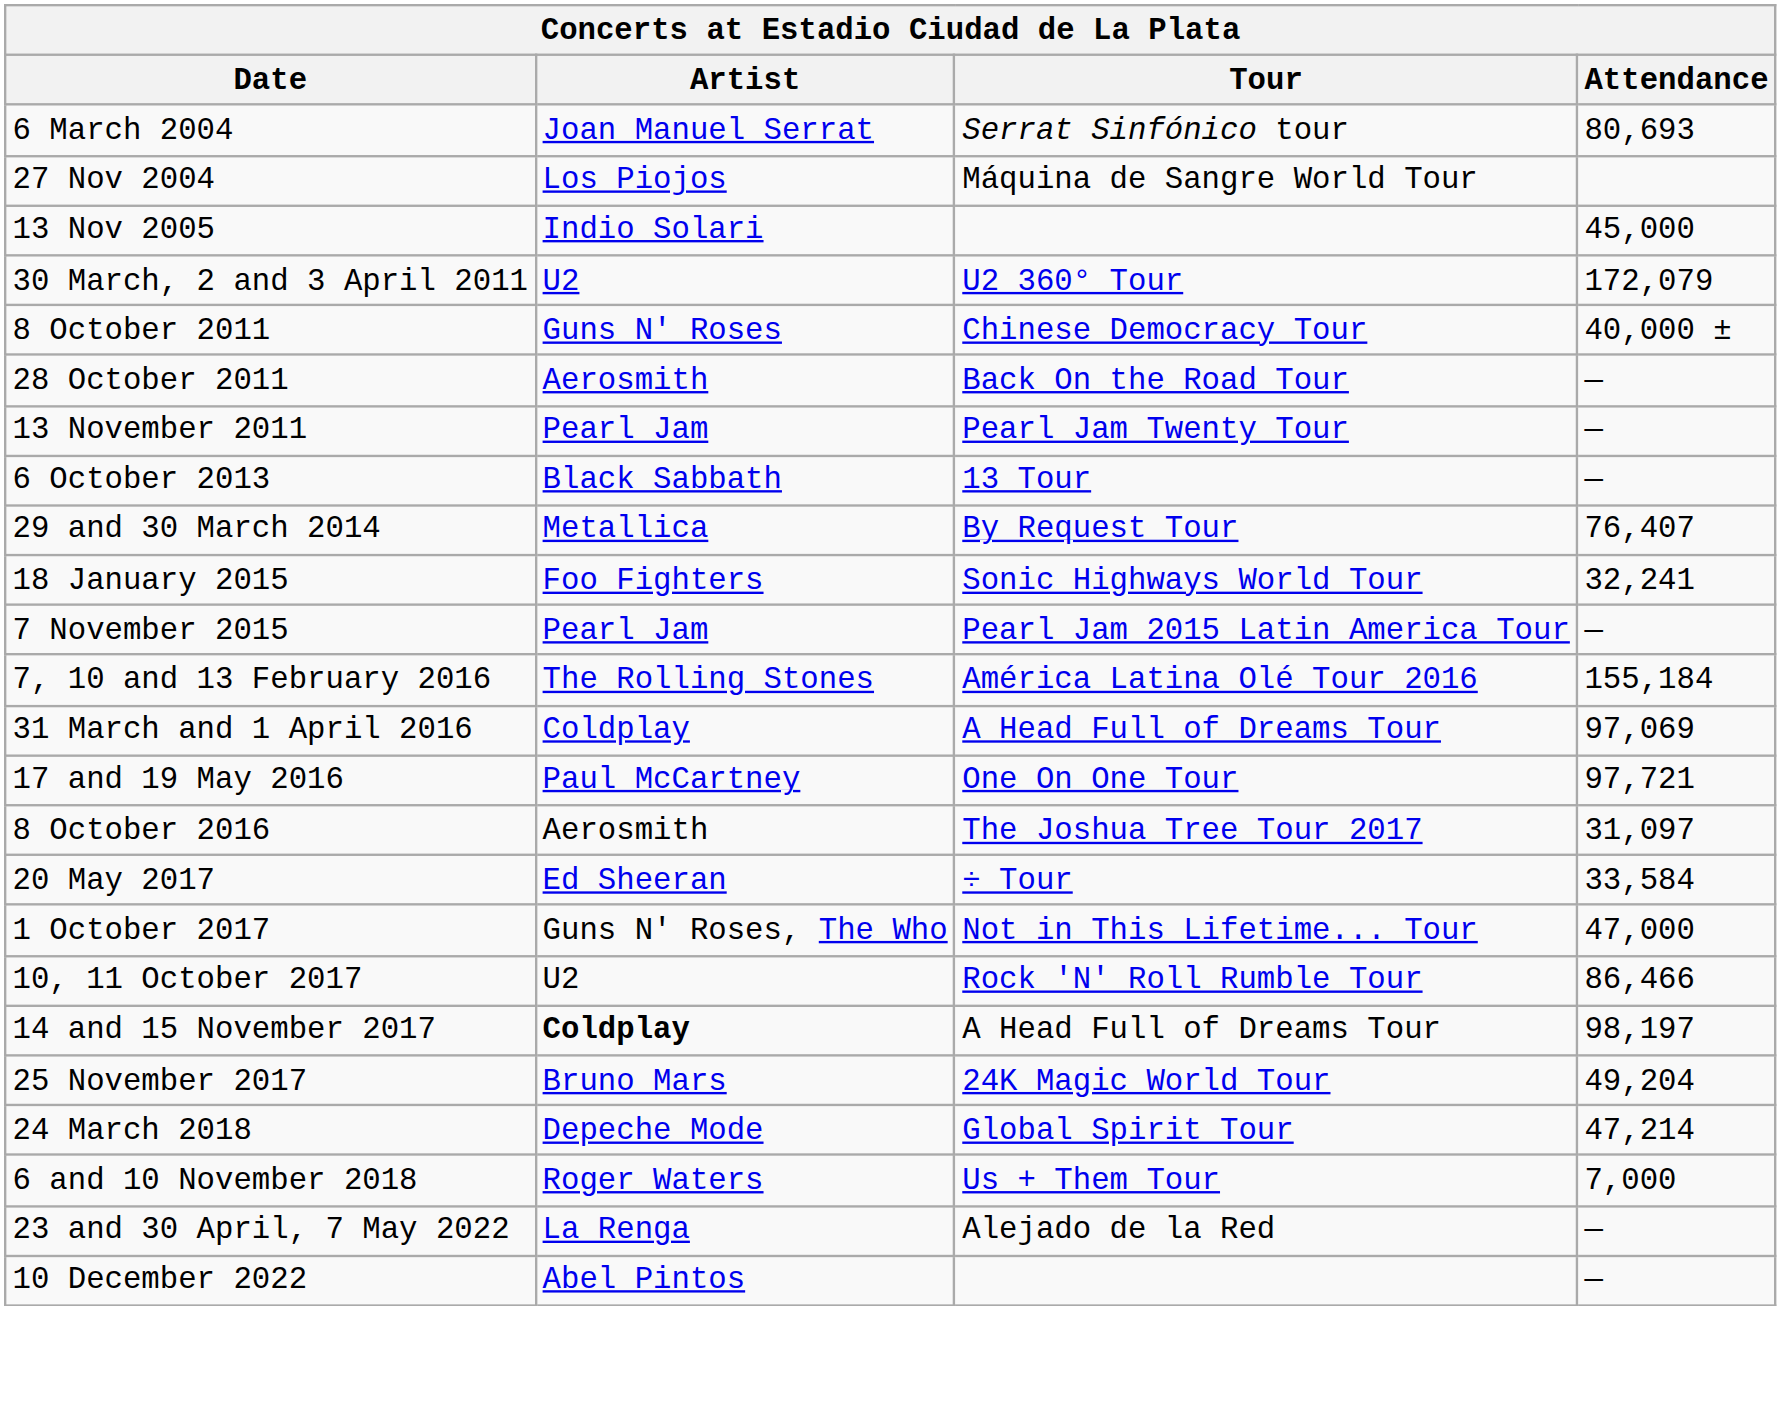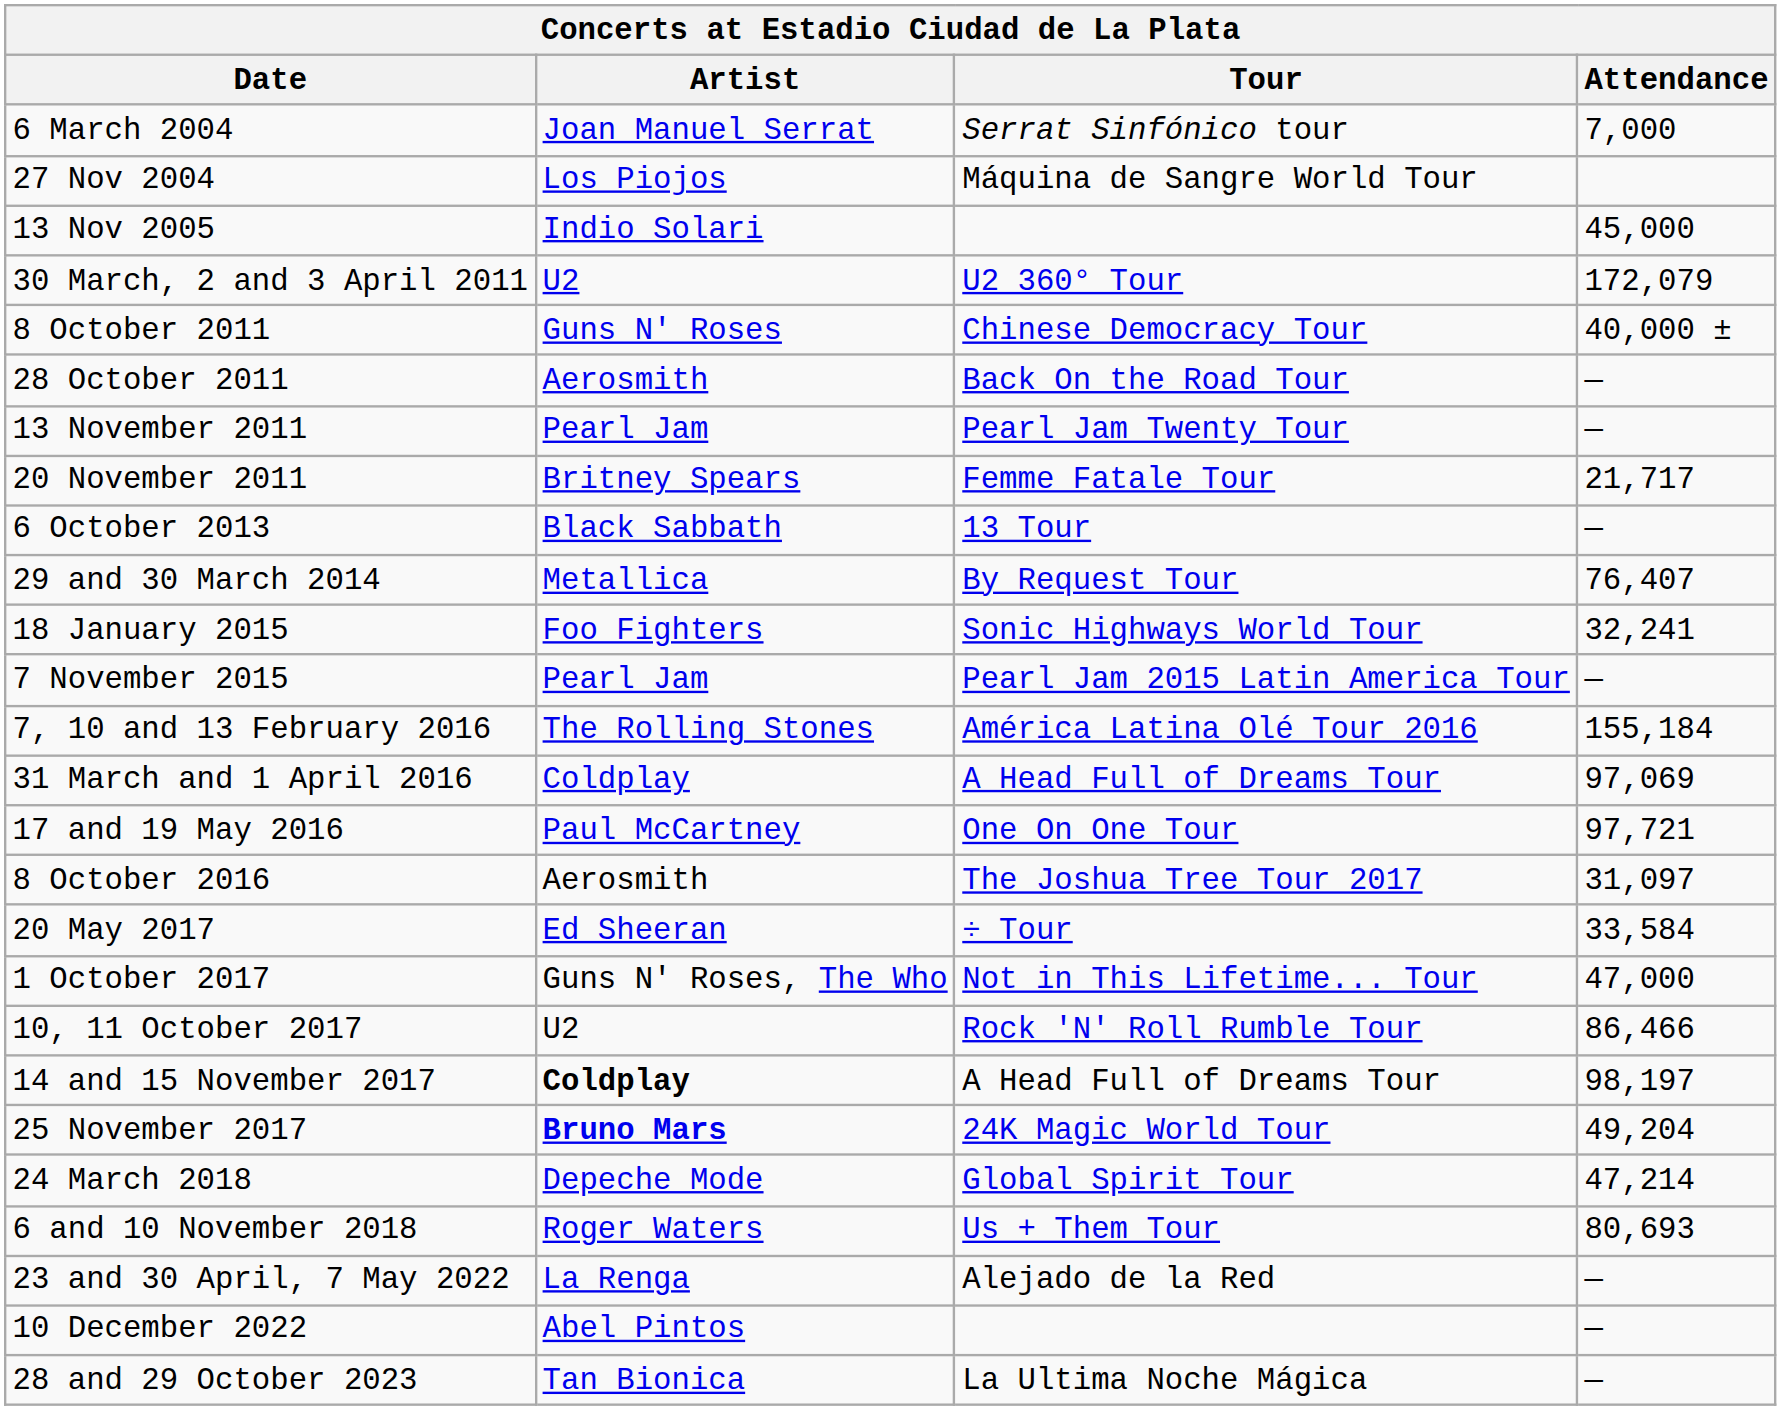(1640, 130) 80,693 -> (1631, 130) 7,000
+ row: (160, 480)
(635, 1080) normal -> (635, 1130) bold
(1631, 1180) 7,000 -> (1640, 1230) 80,693
+ row: (215, 1380)
